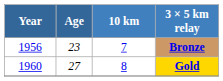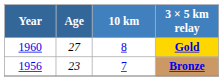rows swapped: (187, 47) <-> (187, 66)
